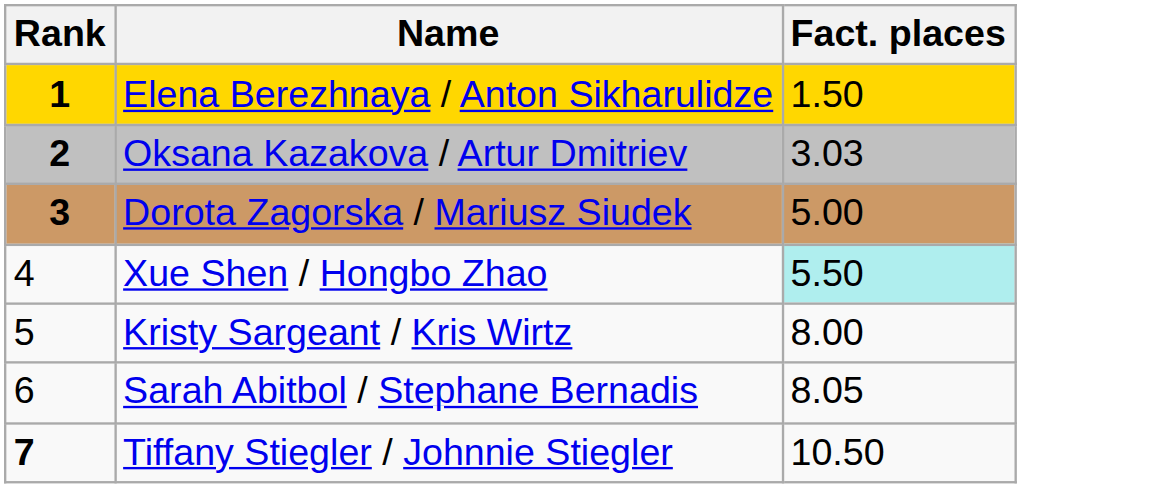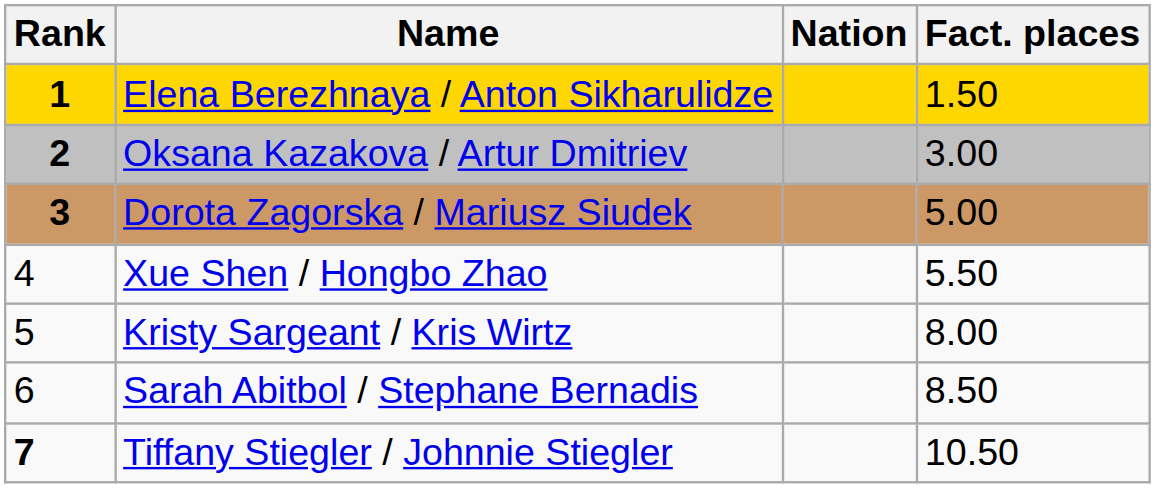+ column: (849, 34)
(827, 153) 3.03 -> (961, 153) 3.00
(827, 272) paleturquoise background -> (961, 272) no background
(827, 392) 8.05 -> (961, 392) 8.50
